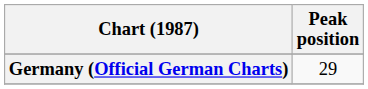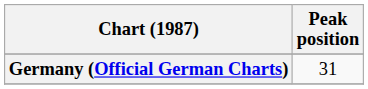(328, 68) 29 -> (328, 68) 31
